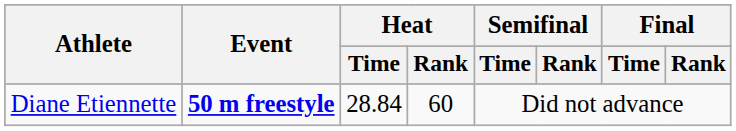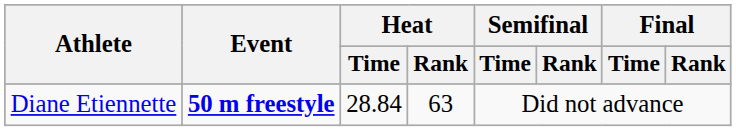(441, 104) 60 -> (441, 104) 63
